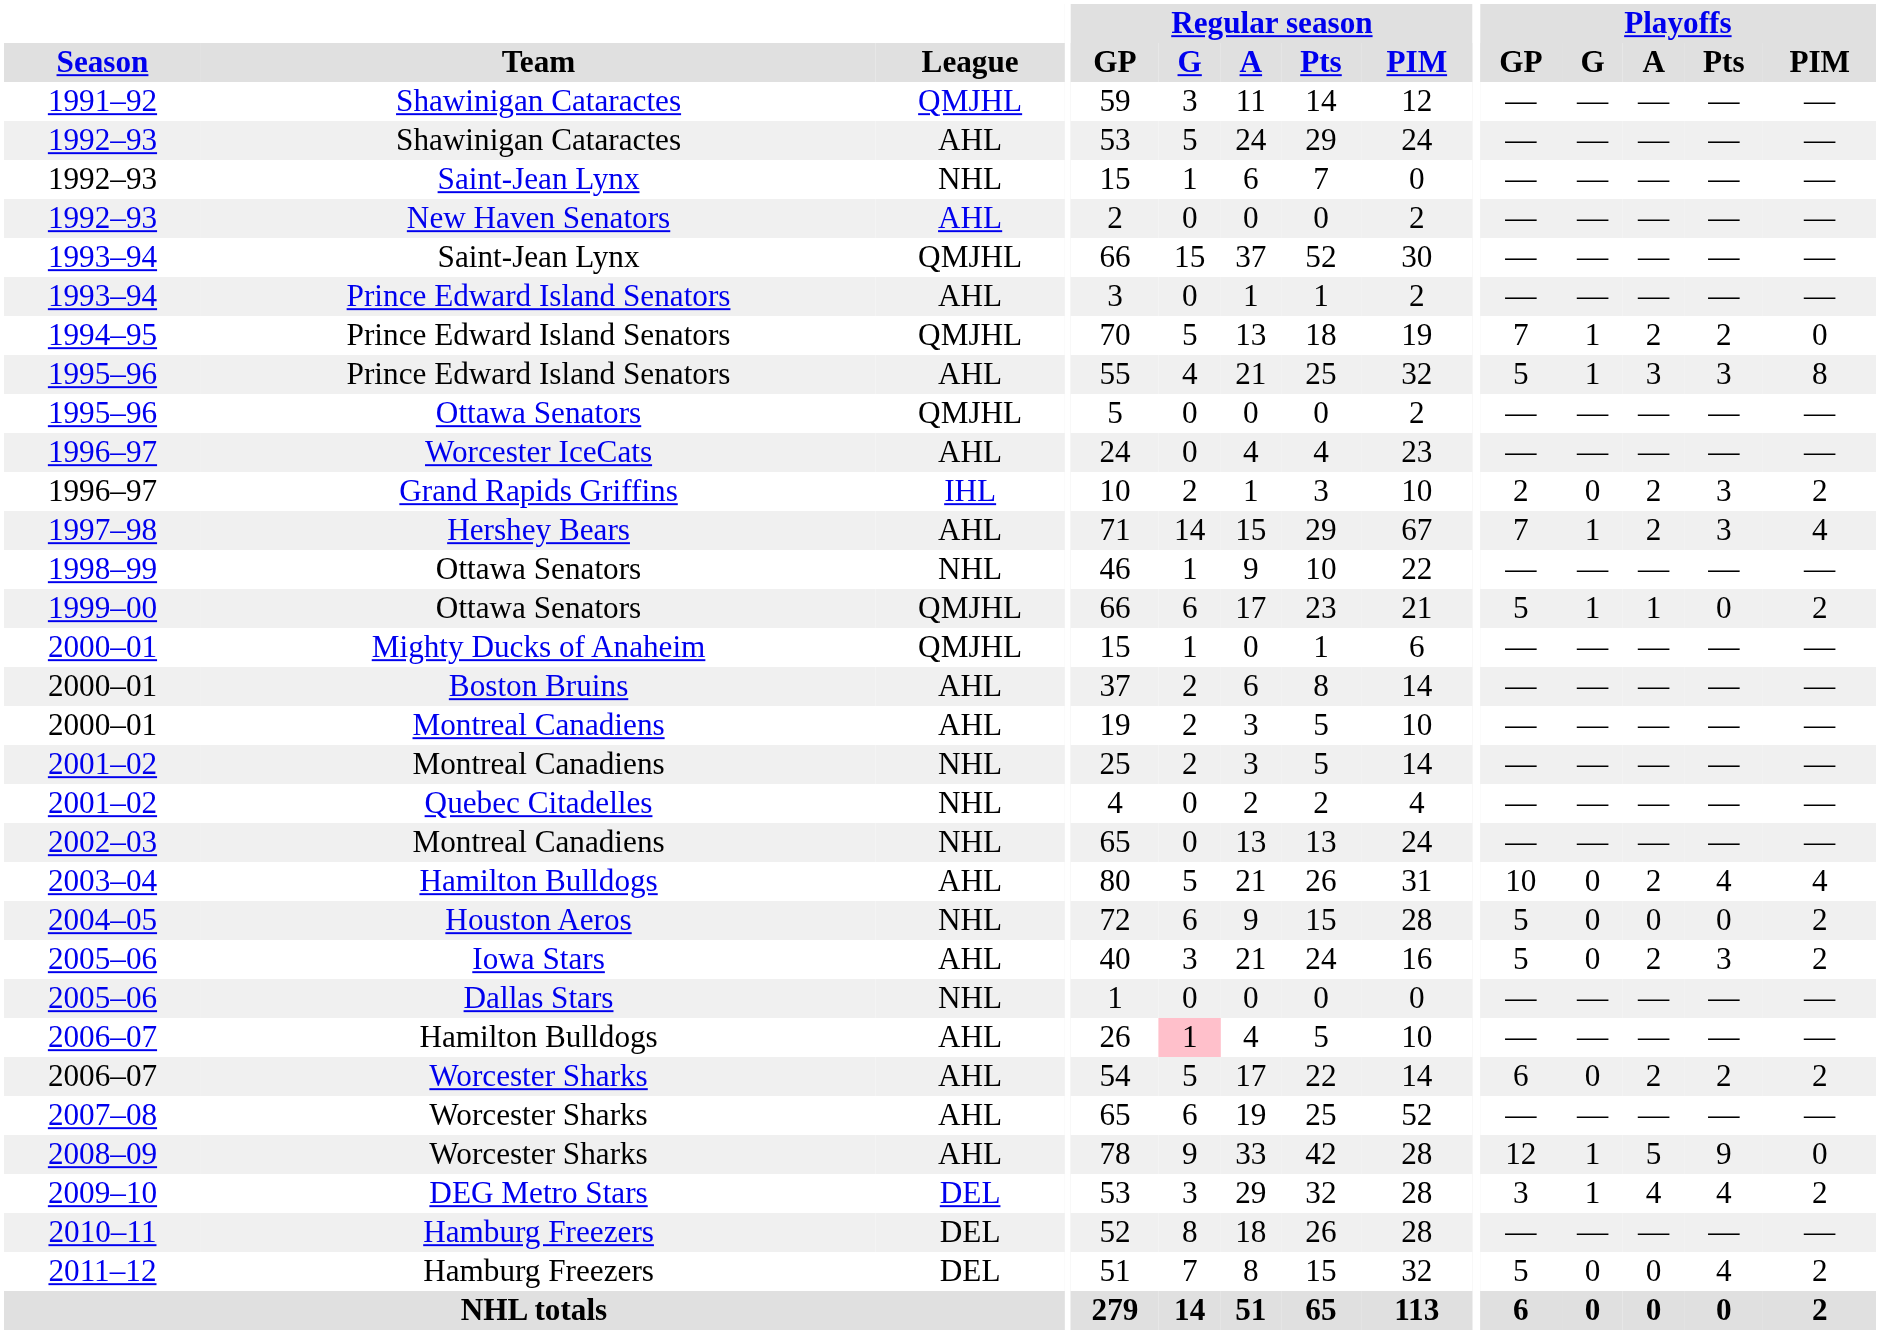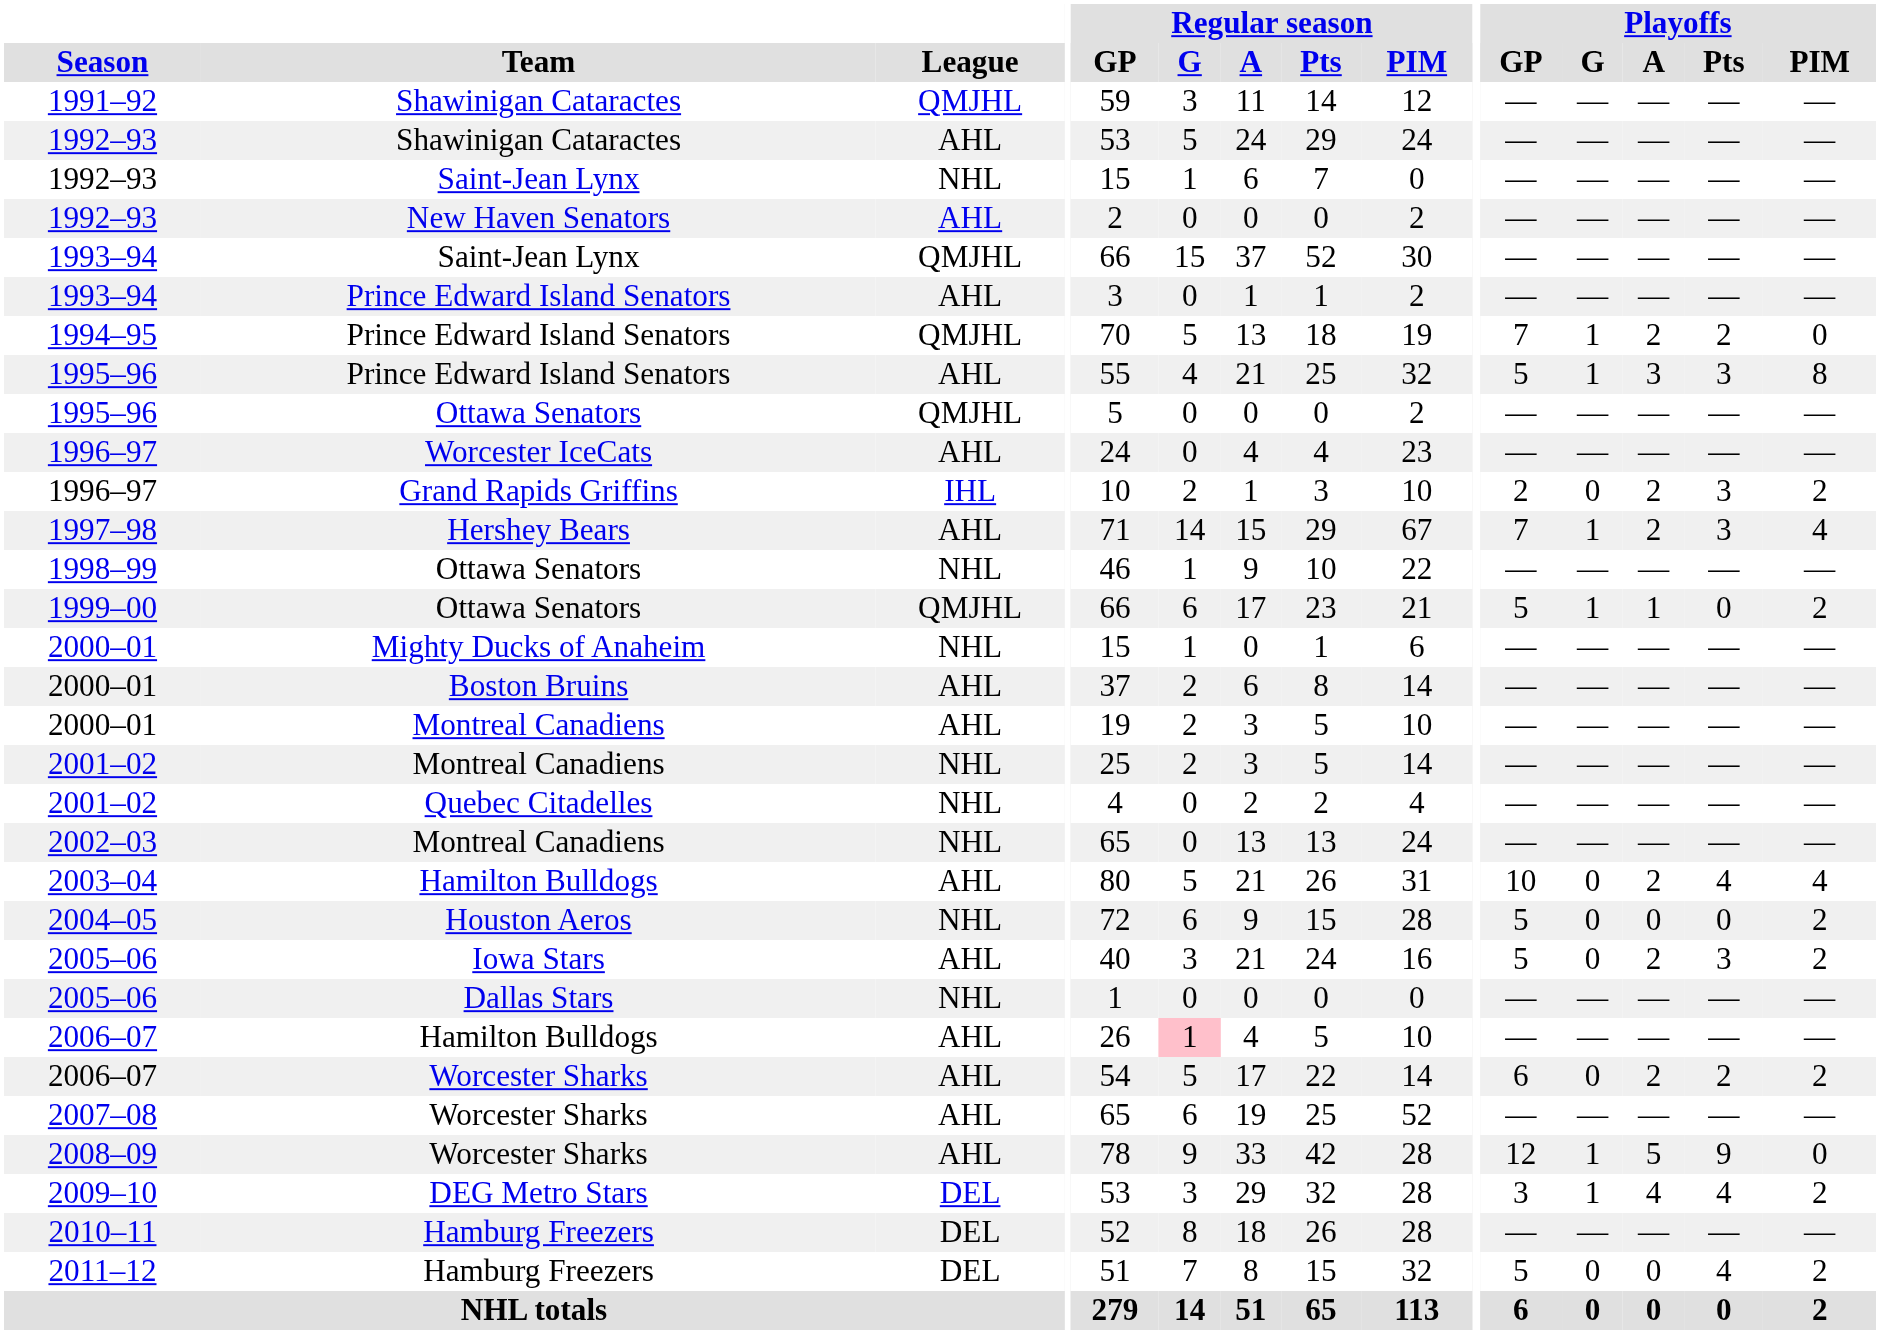(970, 647) QMJHL -> (970, 647) NHL
